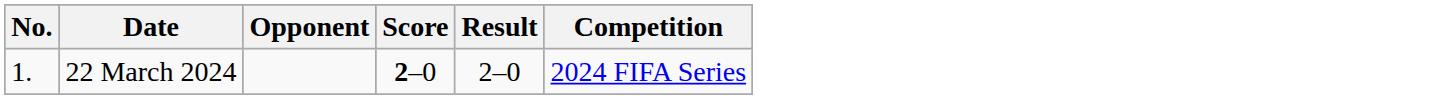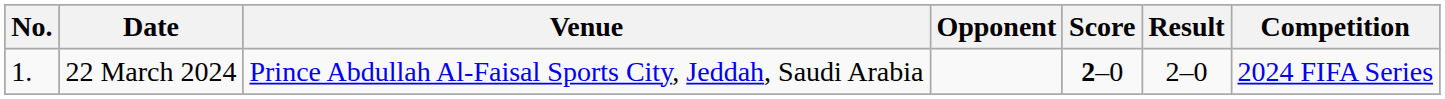+ column: (586, 26)
